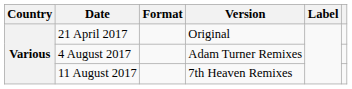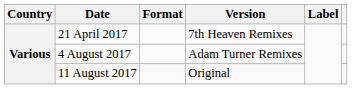(209, 34) Original -> (240, 34) 7th Heaven Remixes
(240, 73) 7th Heaven Remixes -> (209, 73) Original
